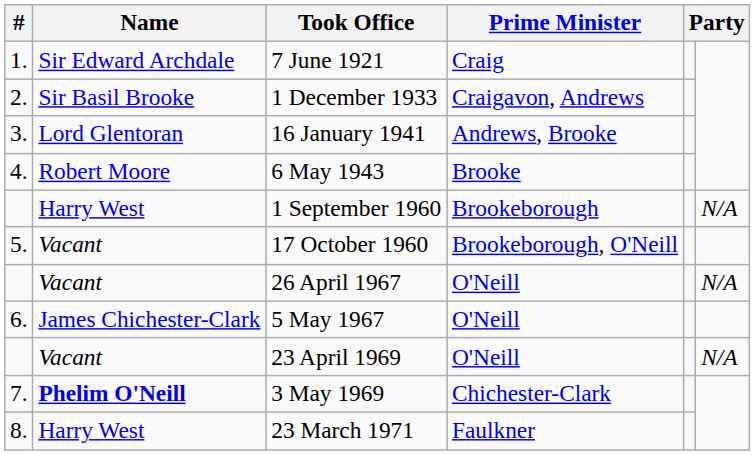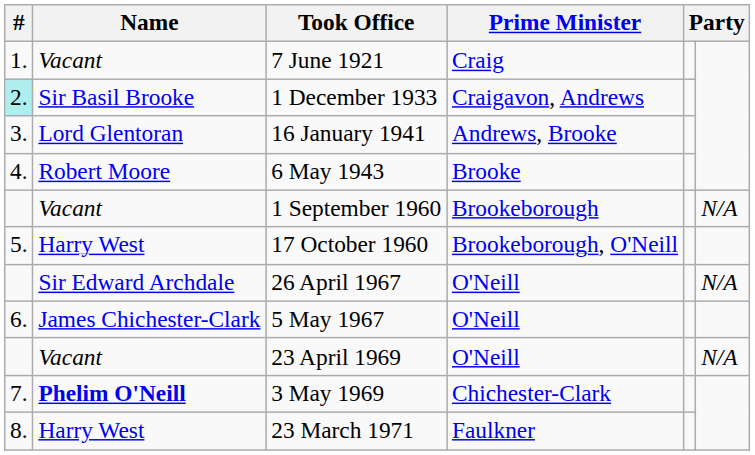(136, 60) Sir Edward Archdale -> (70, 60) Vacant
(19, 97) no background -> (19, 97) paleturquoise background
(91, 208) Harry West -> (70, 208) Vacant
(70, 245) Vacant -> (91, 245) Harry West
(70, 282) Vacant -> (136, 282) Sir Edward Archdale
